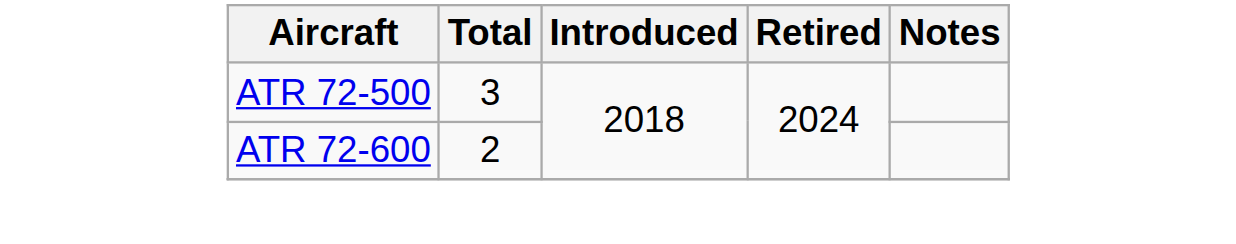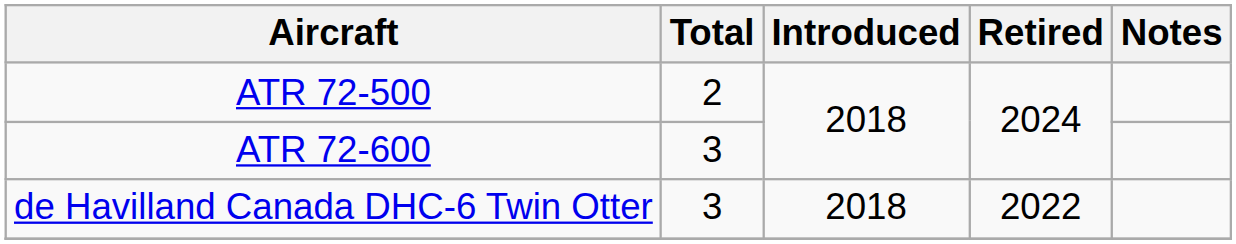(490, 91) 3 -> (712, 91) 2
(490, 149) 2 -> (712, 149) 3
+ row: (333, 207)
